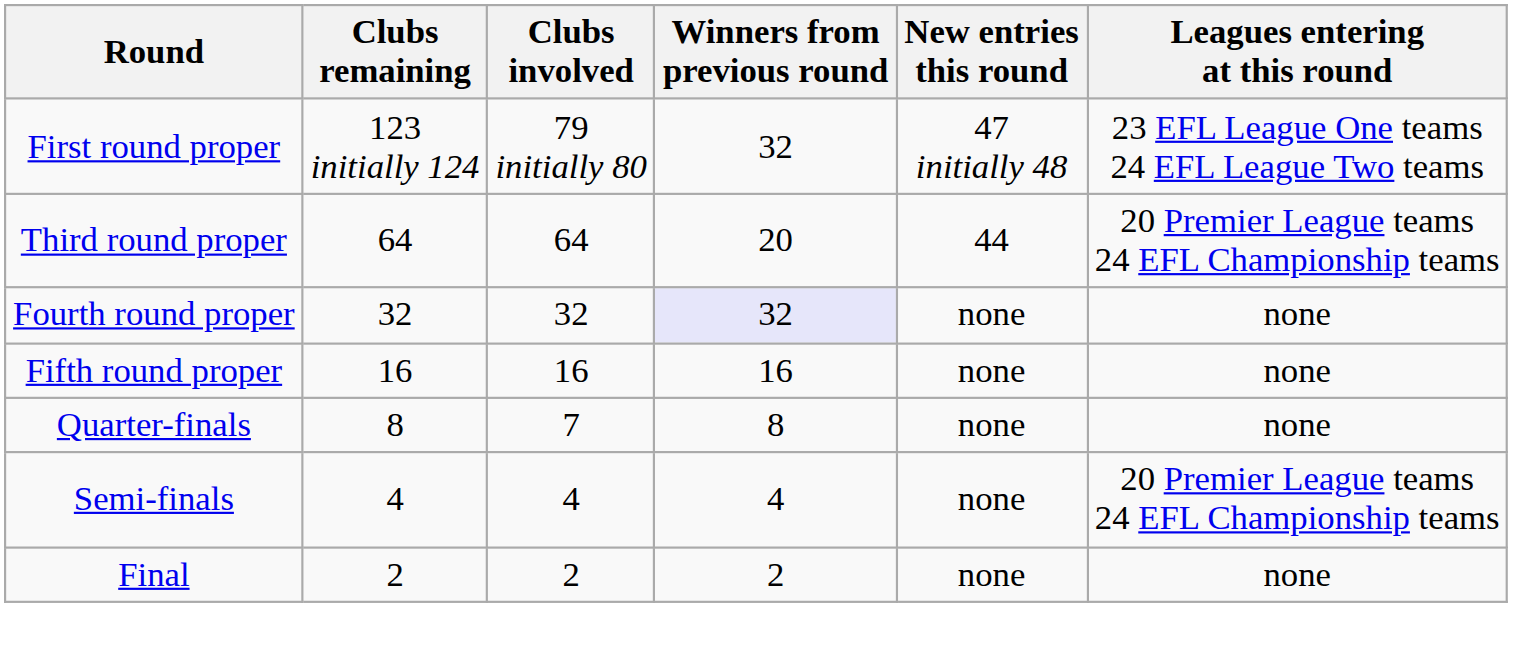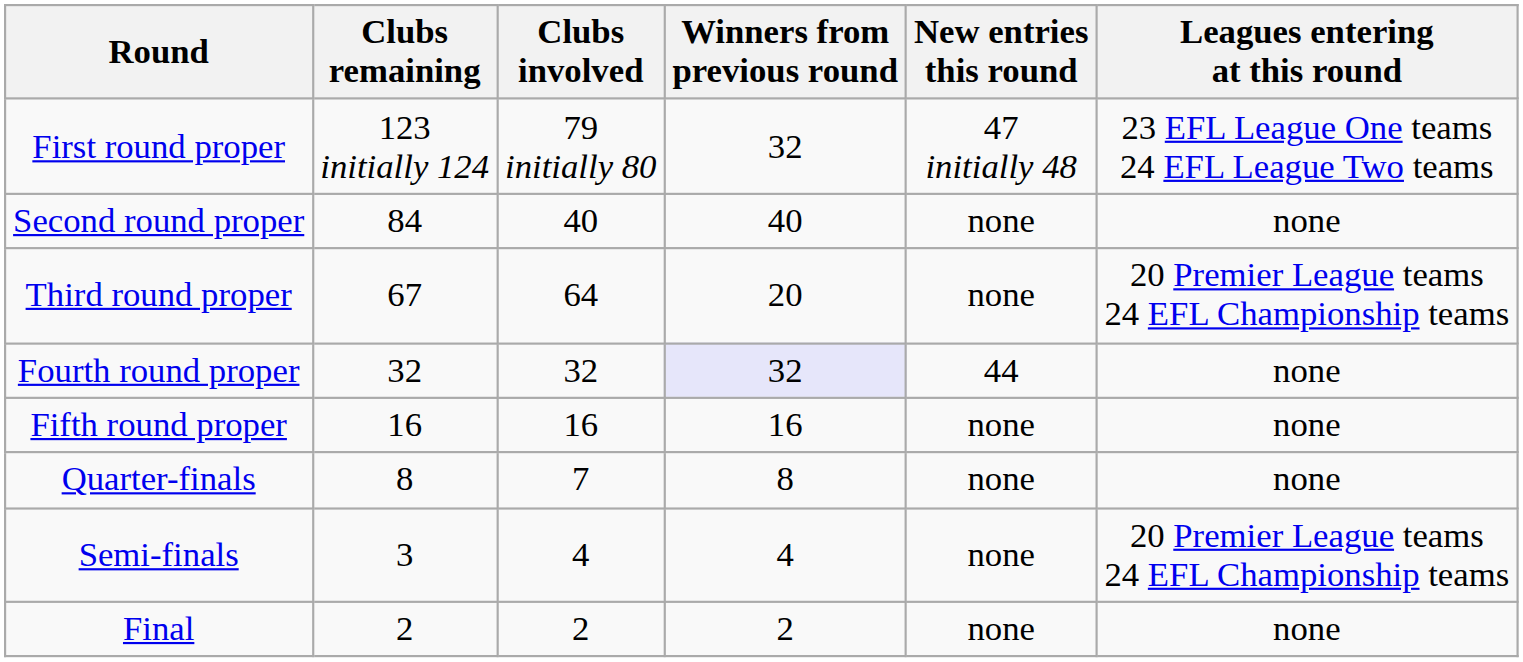+ row: (159, 220)
(395, 239) 64 -> (405, 294) 67
(992, 239) 44 -> (1001, 294) none
(992, 314) none -> (1001, 369) 44
(395, 499) 4 -> (405, 554) 3
